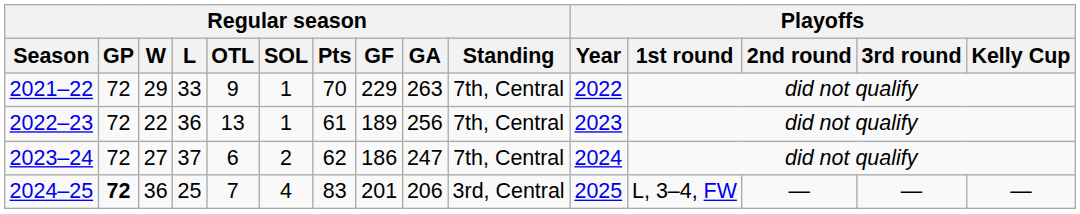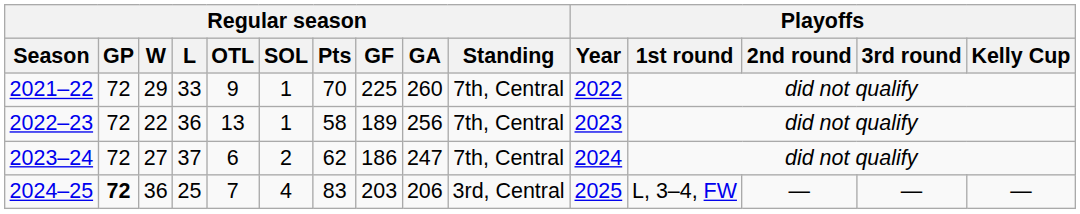(379, 89) 229 -> (379, 89) 225
(425, 89) 263 -> (425, 89) 260
(335, 123) 61 -> (335, 123) 58
(379, 191) 201 -> (379, 191) 203
